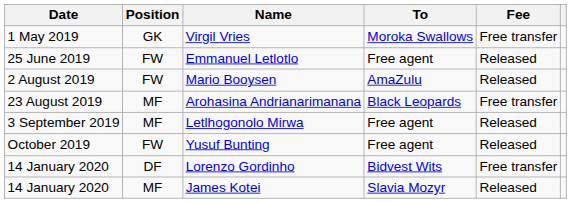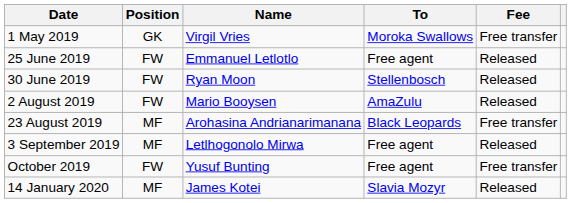+ row: (220, 79)
(508, 144) Released -> (518, 166) Free transfer
- row: (240, 166)
